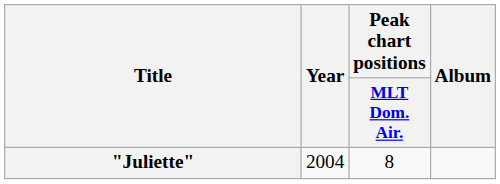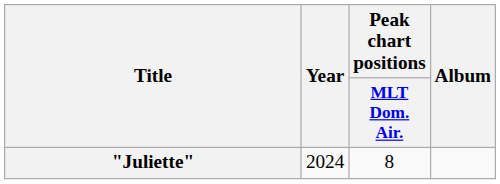(325, 162) 2004 -> (325, 162) 2024
